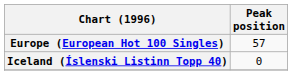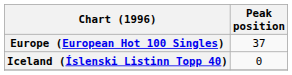(259, 43) 57 -> (259, 43) 37
